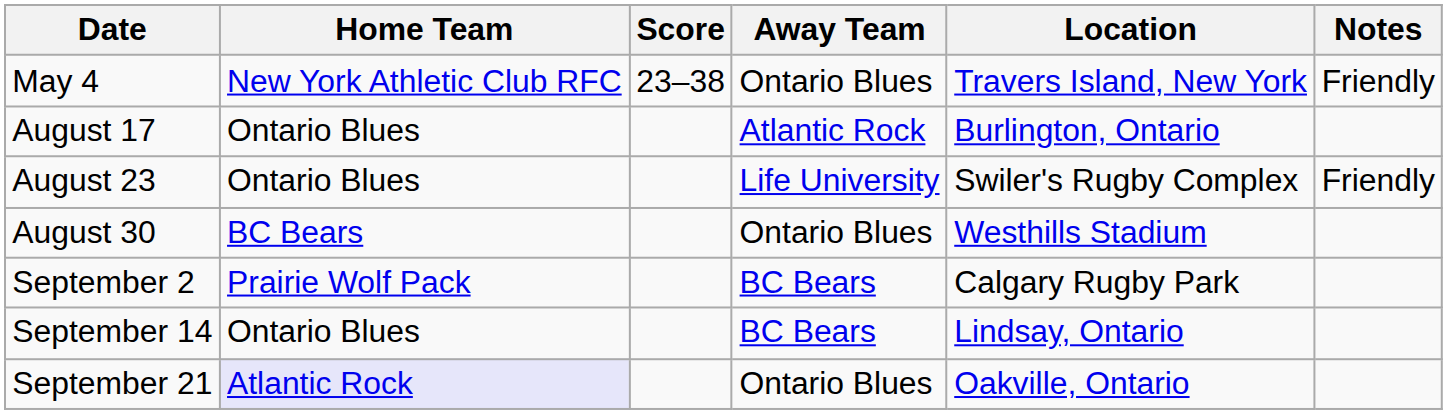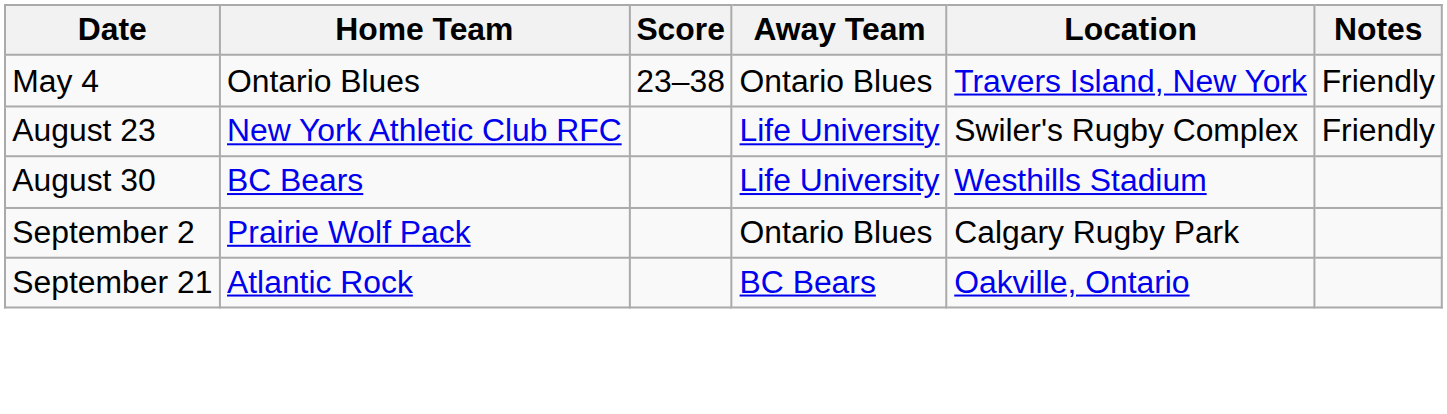(424, 80) New York Athletic Club RFC -> (323, 80) Ontario Blues
- row: (84, 130)
(323, 181) Ontario Blues -> (424, 130) New York Athletic Club RFC
(836, 231) Ontario Blues -> (840, 181) Life University
(808, 282) BC Bears -> (836, 231) Ontario Blues
- row: (112, 332)
(320, 383) lavender background -> (320, 282) no background
(836, 383) Ontario Blues -> (808, 282) BC Bears
